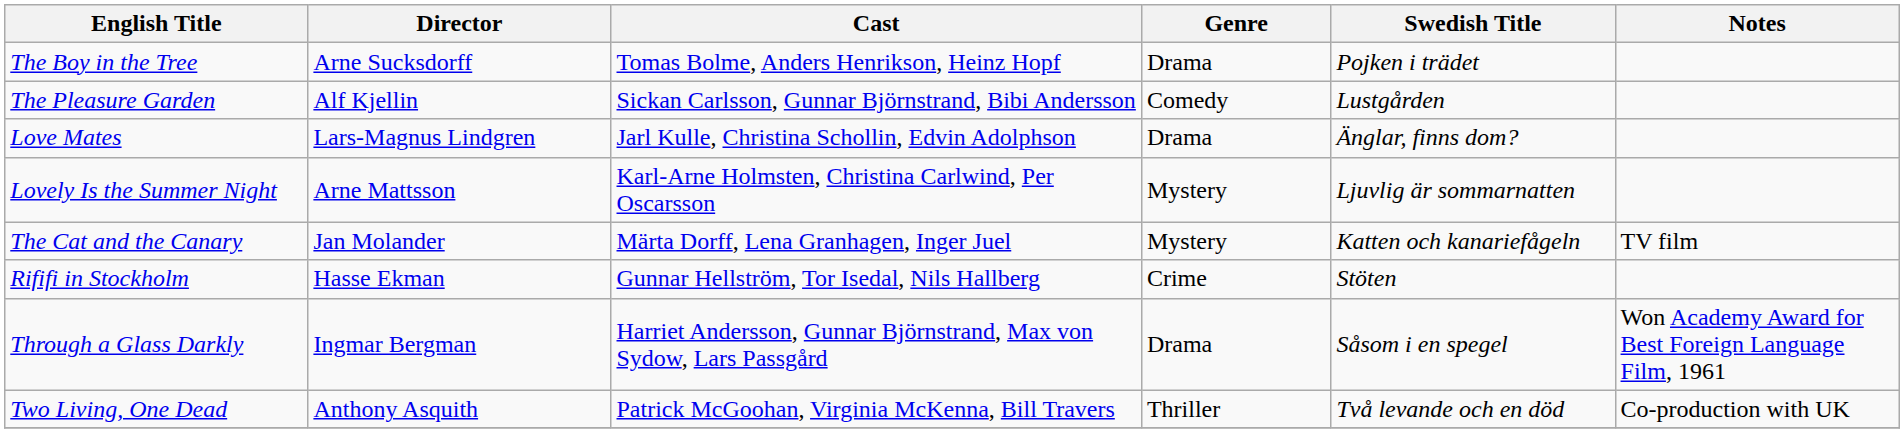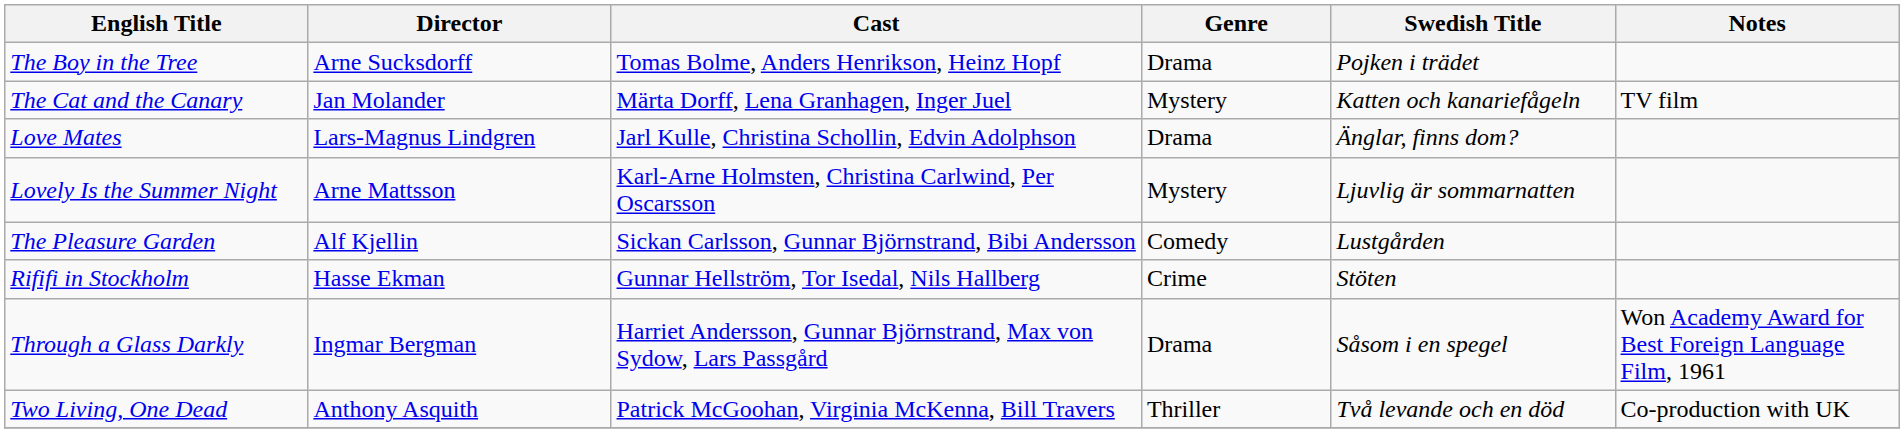rows swapped: (126, 240) <-> (113, 99)
